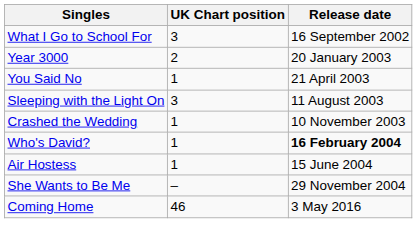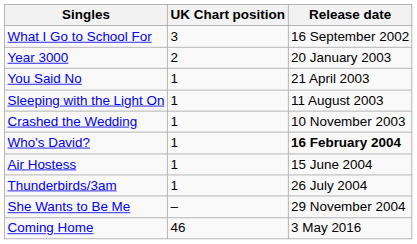(174, 100) 3 -> (174, 100) 1
+ row: (62, 185)
